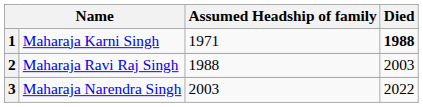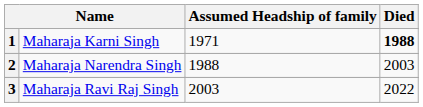(101, 65) Maharaja Ravi Raj Singh -> (102, 65) Maharaja Narendra Singh
(102, 89) Maharaja Narendra Singh -> (101, 89) Maharaja Ravi Raj Singh
